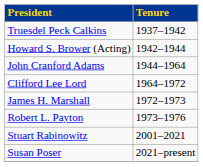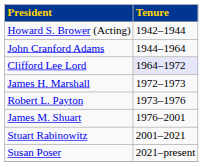- row: (57, 30)
(161, 83) no background -> (161, 65) lavender background
+ row: (44, 118)
